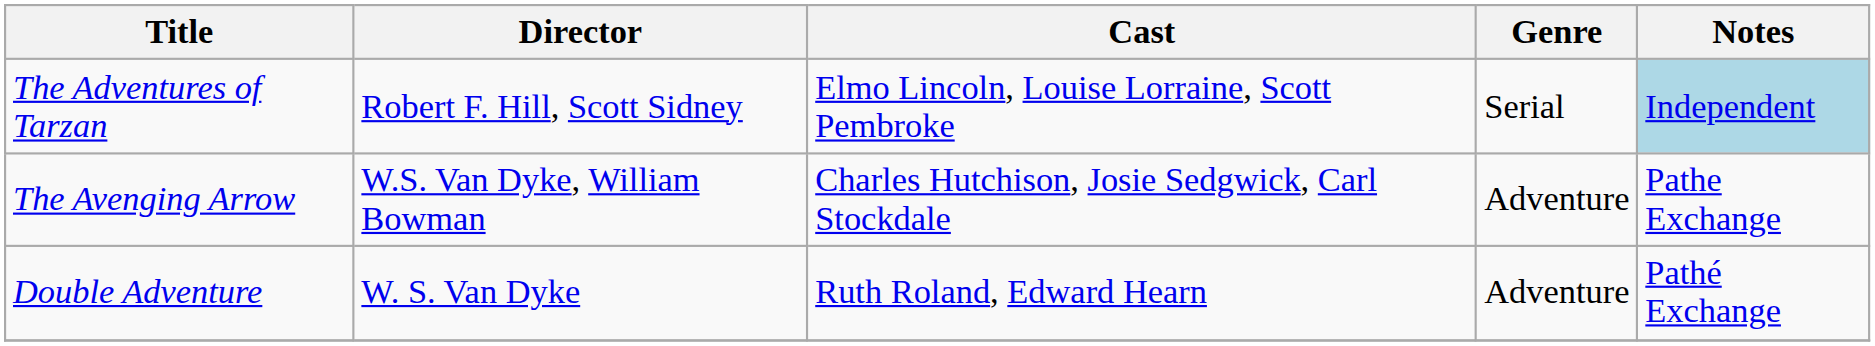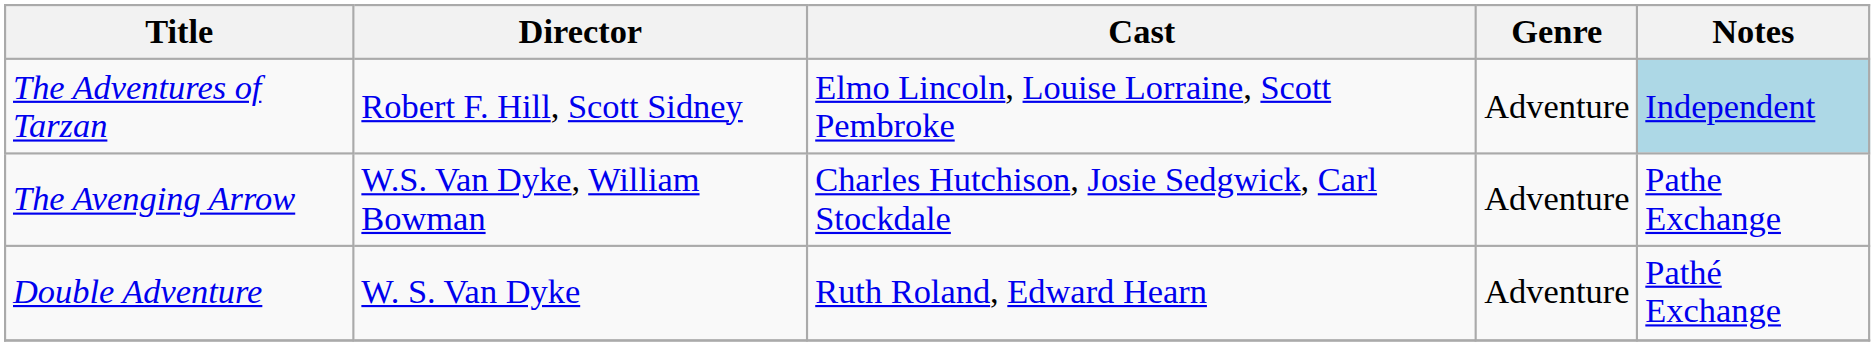(1524, 105) Serial -> (1557, 105) Adventure
